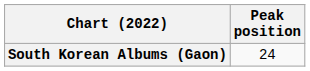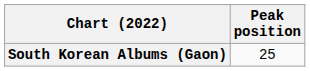(267, 55) 24 -> (267, 55) 25
